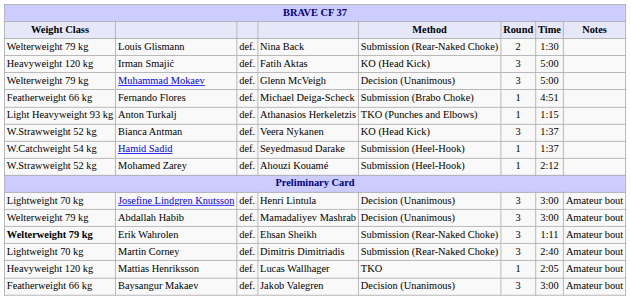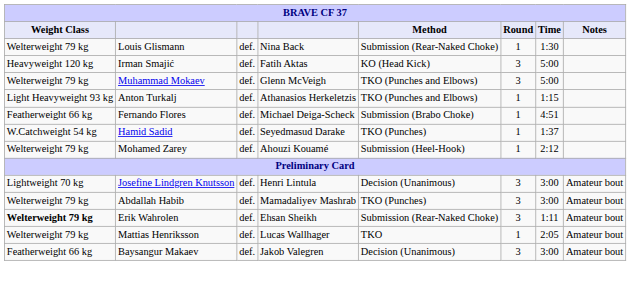(518, 47) 2 -> (518, 47) 1
(408, 81) Decision (Unanimous) -> (419, 81) TKO (Punches and Elbows)
rows swapped: (147, 115) <-> (152, 98)
- row: (150, 132)
(413, 149) Submission (Heel-Hook) -> (394, 132) TKO (Punches)
(52, 166) W.Strawweight 52 kg -> (48, 149) Welterweight 79 kg
(408, 217) Decision (Unanimous) -> (394, 200) TKO (Punches)
- row: (149, 252)
(50, 269) Heavyweight 120 kg -> (48, 234) Welterweight 79 kg
